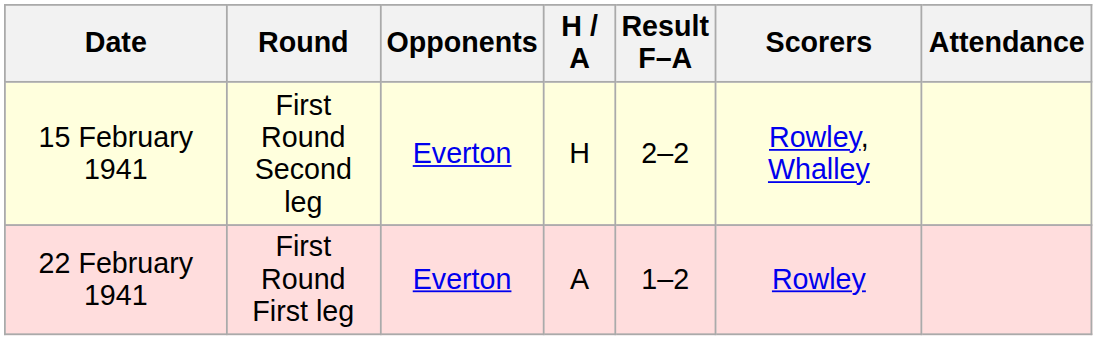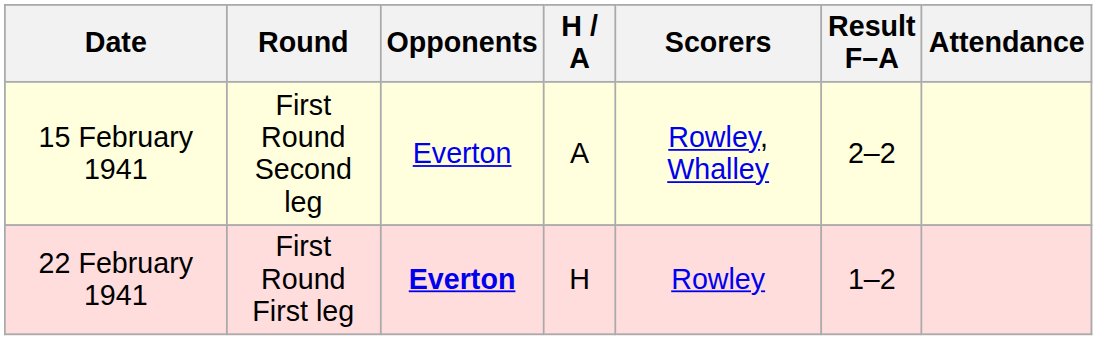columns swapped: (665, 43) <-> (819, 43)
(580, 153) H -> (580, 153) A
(462, 279) normal -> (462, 279) bold
(580, 279) A -> (580, 279) H
